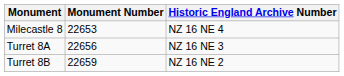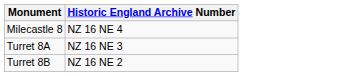- column: (115, 12)
